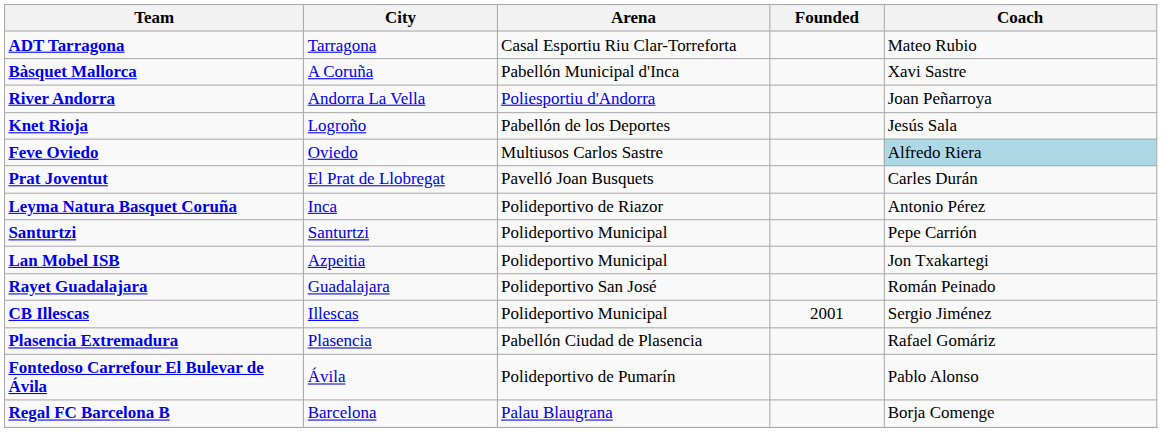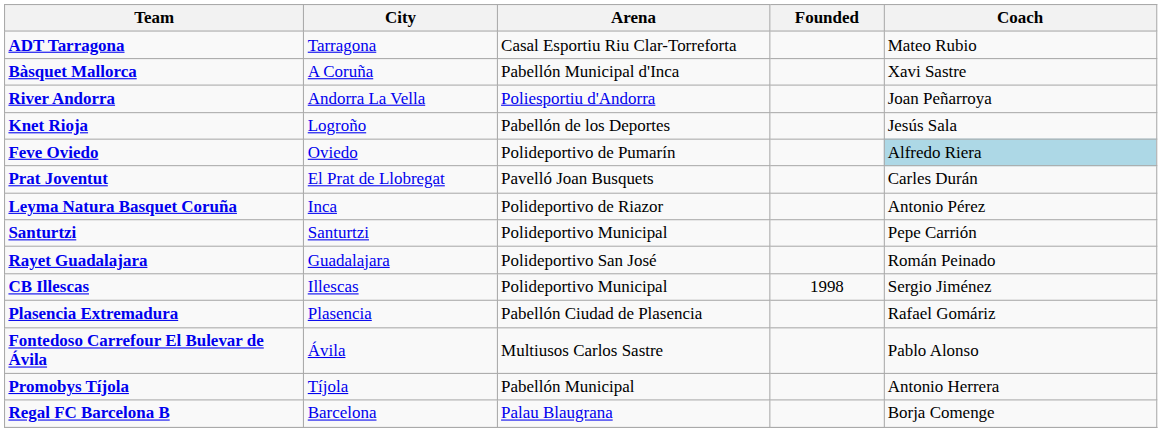(582, 152) Multiusos Carlos Sastre -> (588, 152) Polideportivo de Pumarín
- row: (64, 260)
(827, 313) 2001 -> (827, 286) 1998
(588, 377) Polideportivo de Pumarín -> (582, 350) Multiusos Carlos Sastre
+ row: (69, 386)
